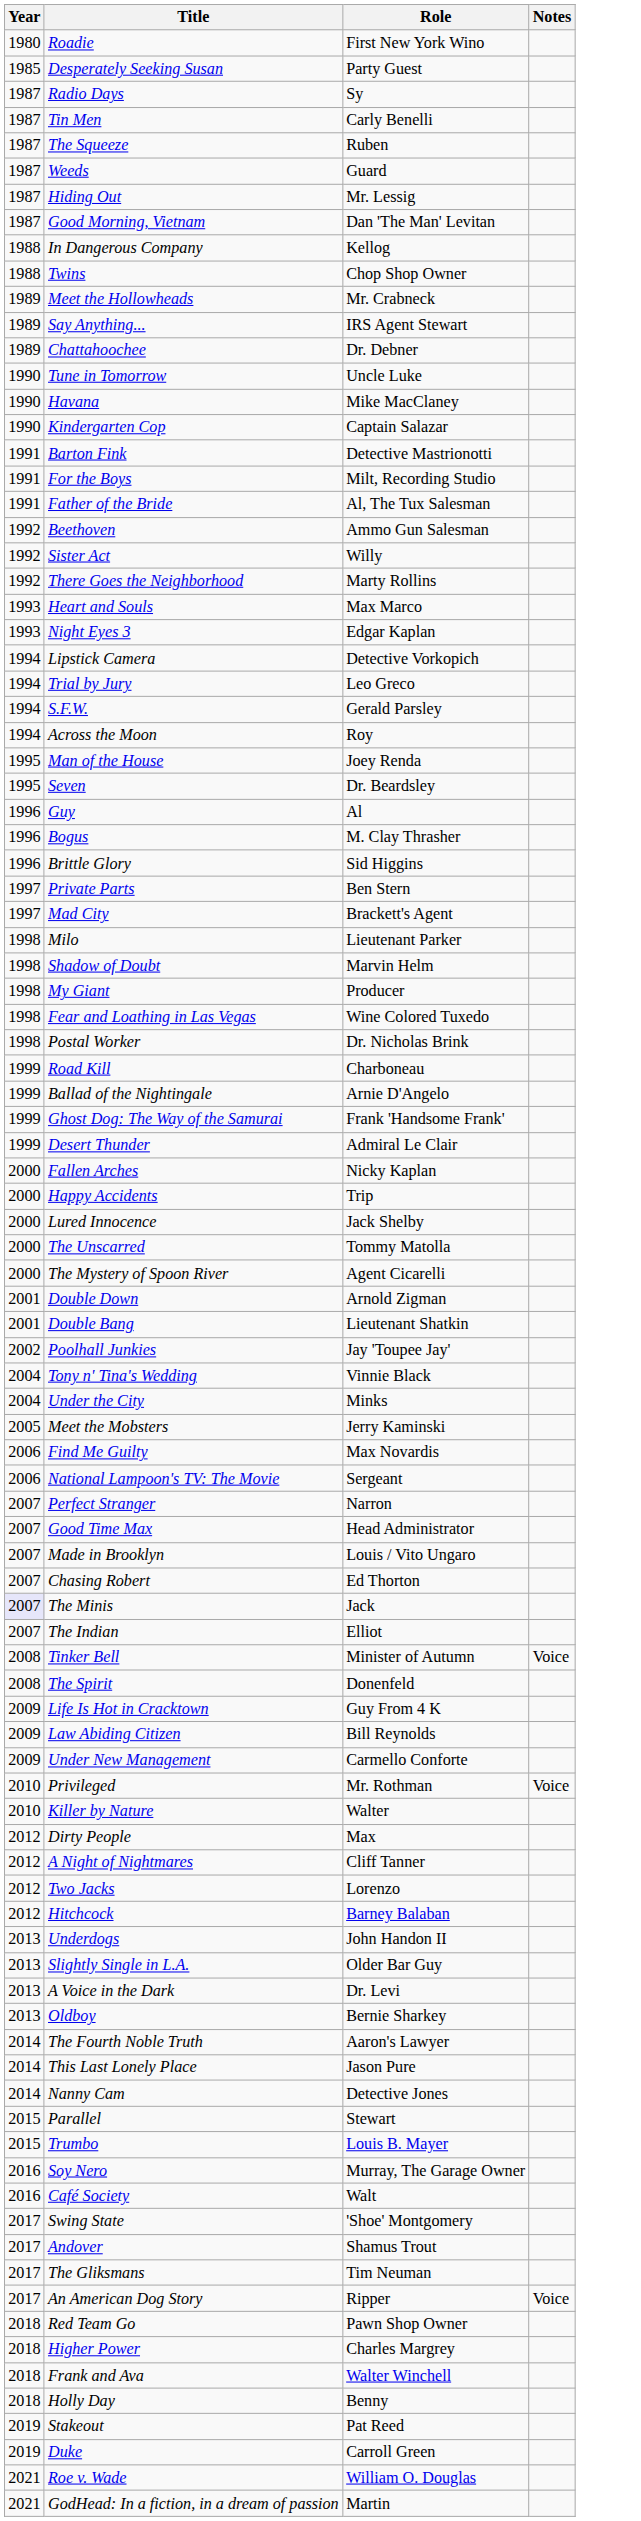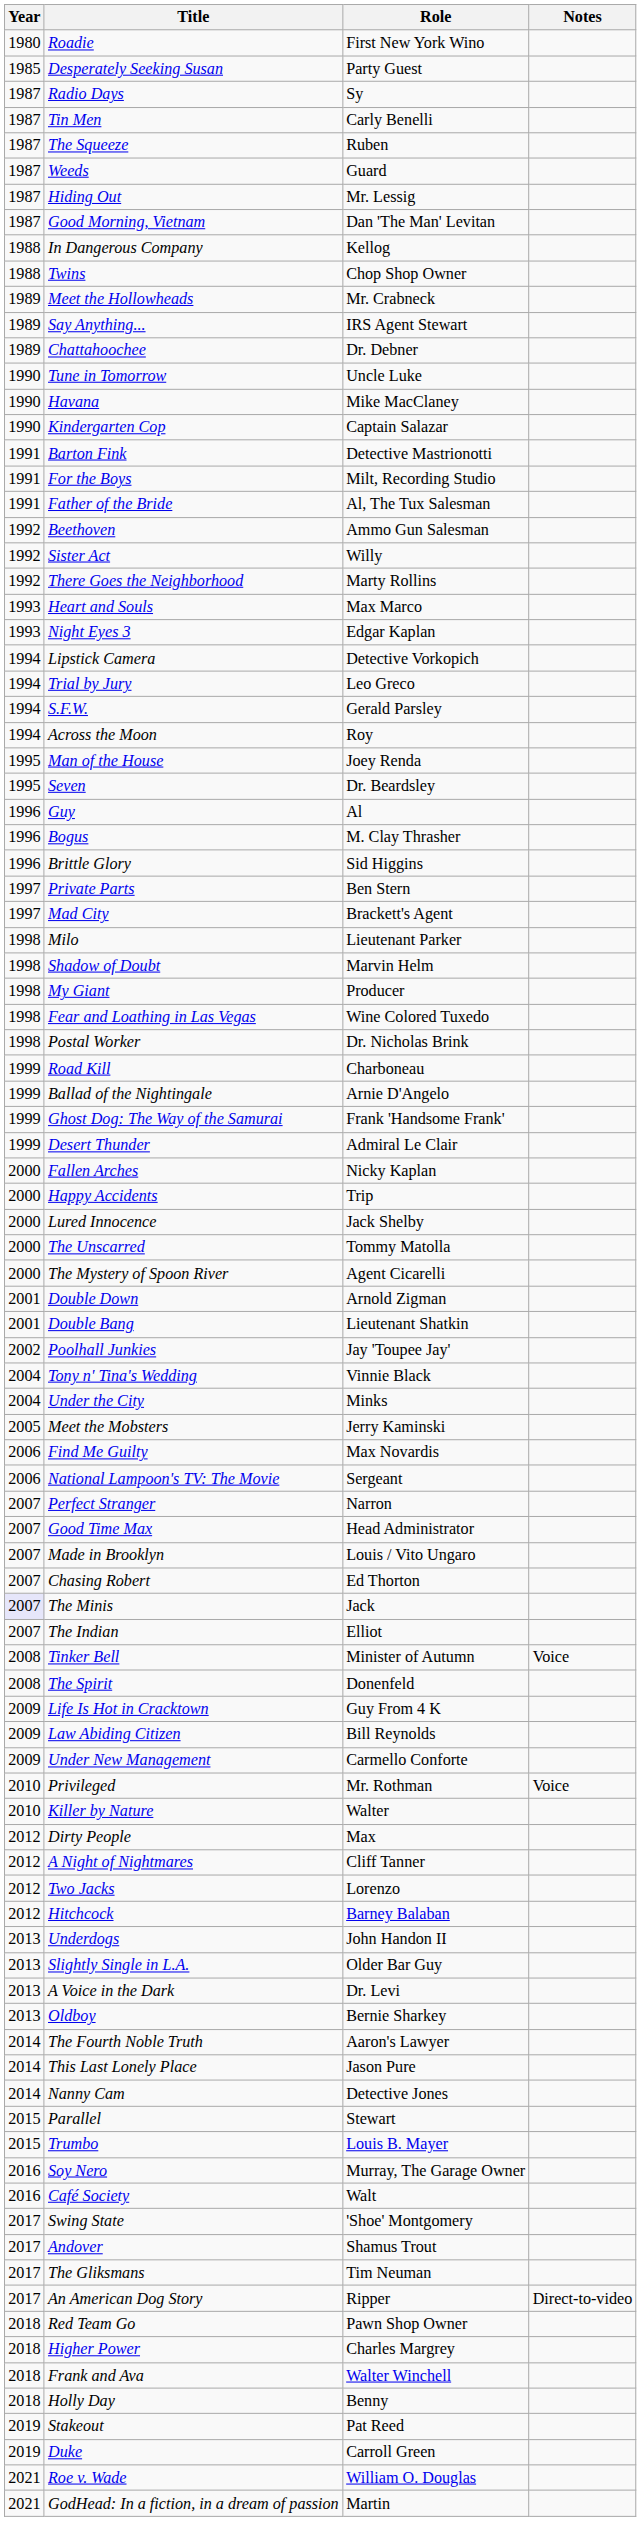(551, 2298) Voice -> (582, 2298) Direct-to-video
